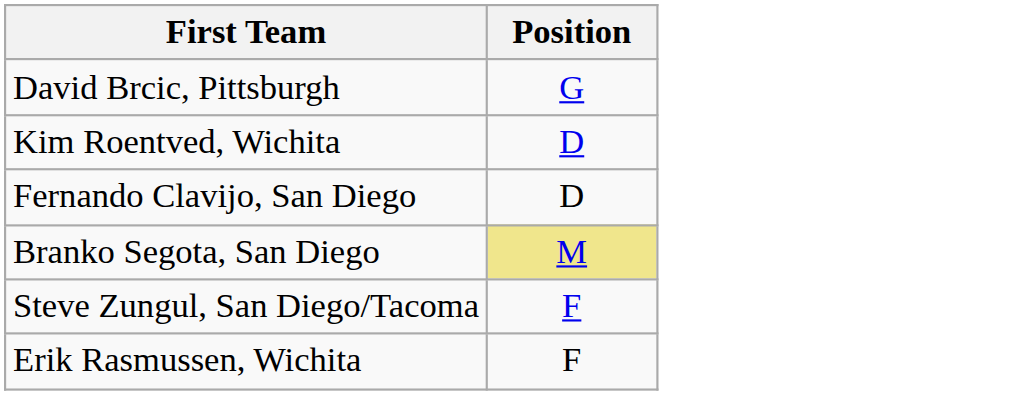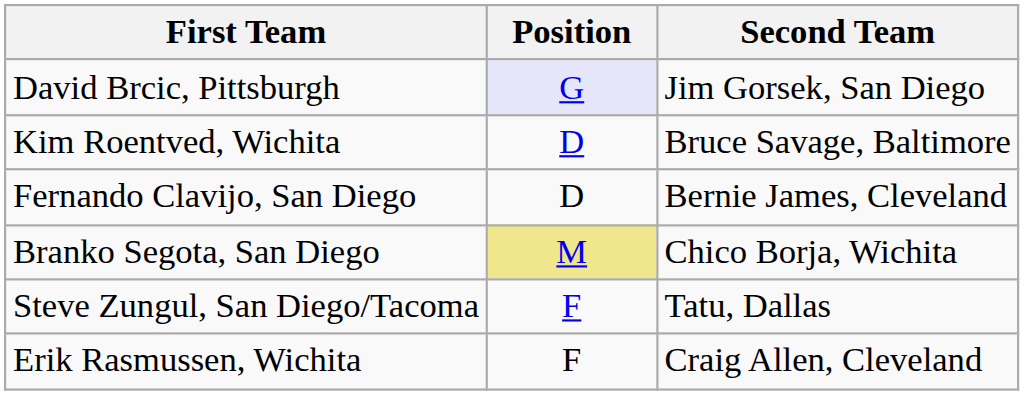+ column: (838, 31)
(572, 86) no background -> (572, 86) lavender background
